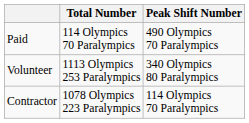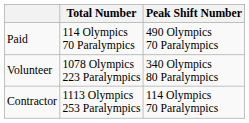(101, 70) 1113 Olympics 253 Paralympics -> (101, 70) 1078 Olympics 223 Paralympics
(101, 102) 1078 Olympics 223 Paralympics -> (101, 102) 1113 Olympics 253 Paralympics
